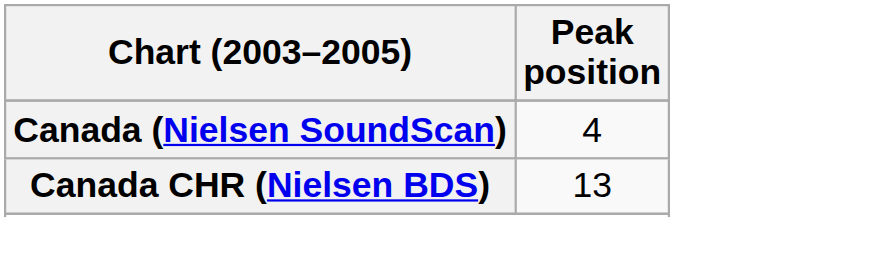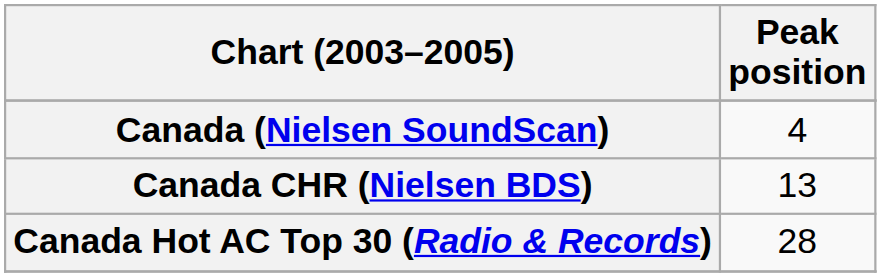+ row: (363, 241)
